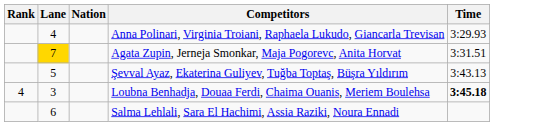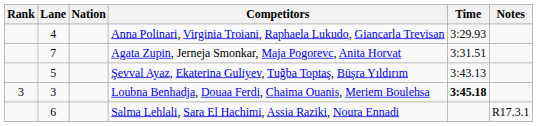+ column: (511, 14)
(53, 53) gold background -> (53, 53) no background
(21, 92) 4 -> (21, 92) 3
